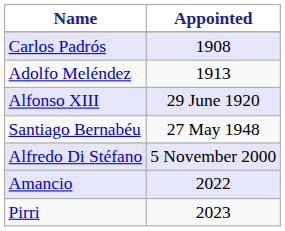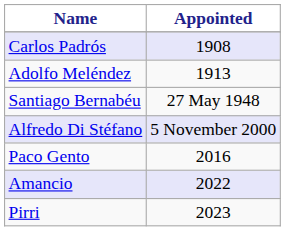- row: (54, 101)
+ row: (49, 156)
